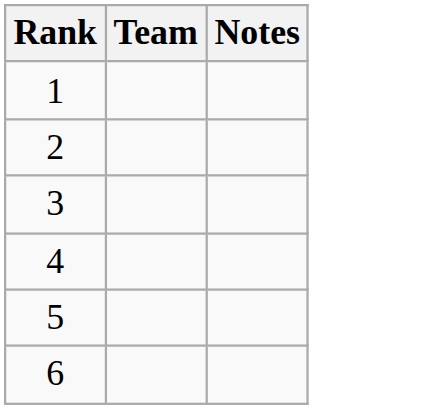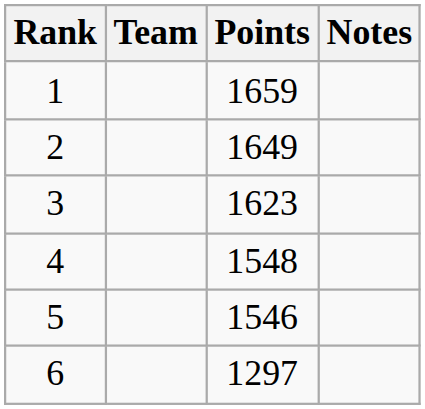+ column: (262, 32)
